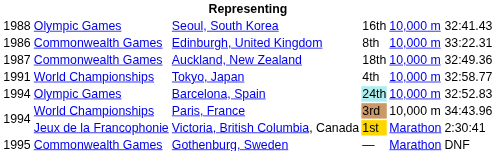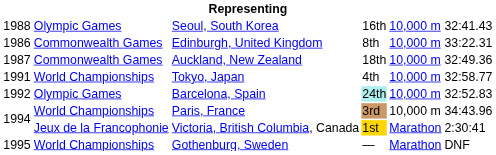(17, 94) 1994 -> (17, 94) 1992
(98, 144) Commonwealth Games -> (94, 144) World Championships
